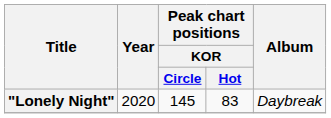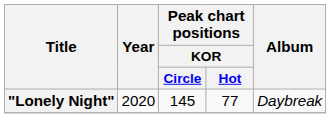(230, 100) 83 -> (230, 100) 77
